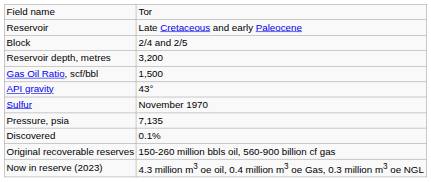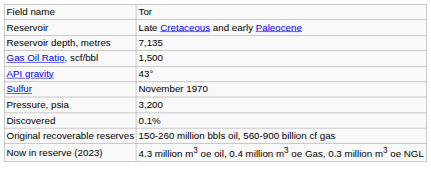- row: (18, 43)
(151, 58) 3,200 -> (151, 43) 7,135
(151, 120) 7,135 -> (151, 105) 3,200
